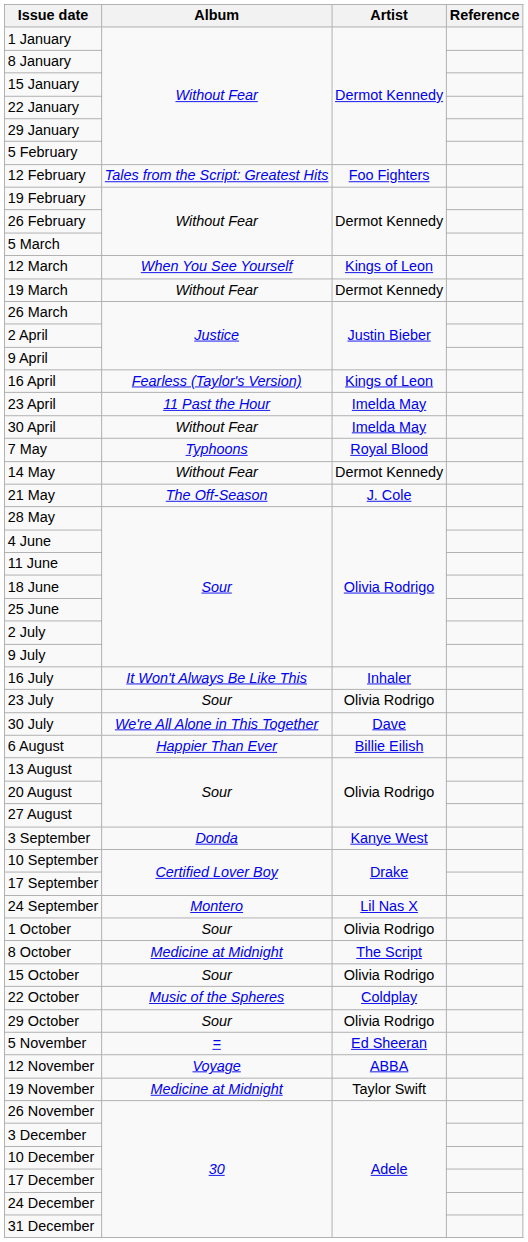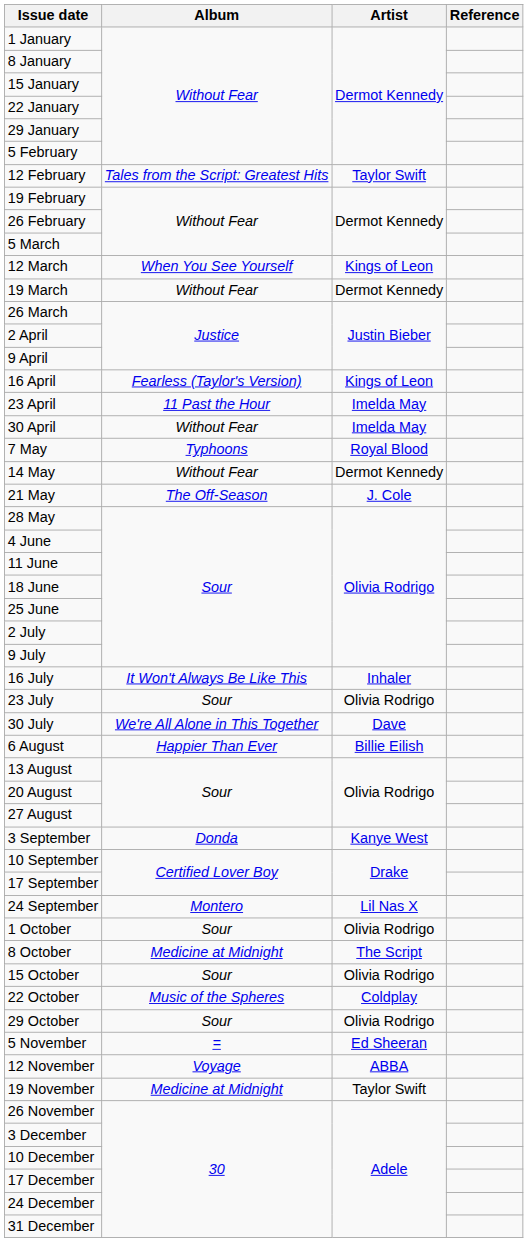(389, 175) Foo Fighters -> (389, 175) Taylor Swift
